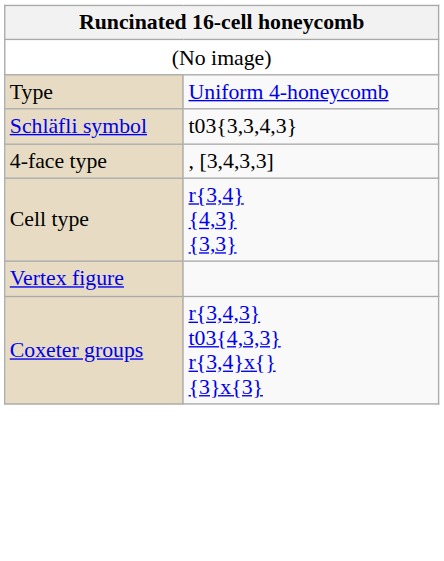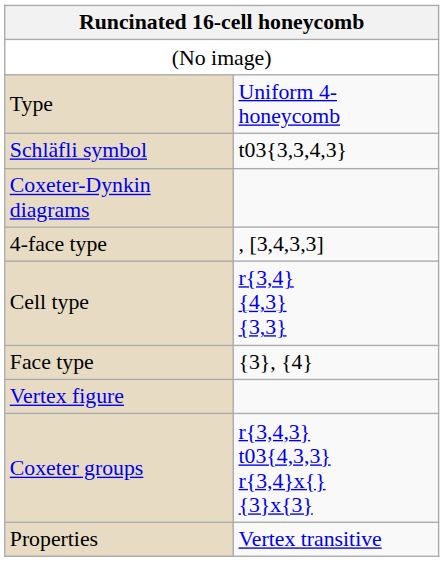+ row: (80, 197)
+ row: (52, 362)
+ row: (54, 538)
